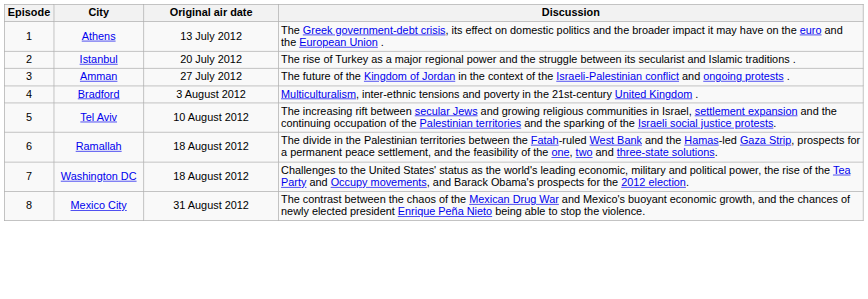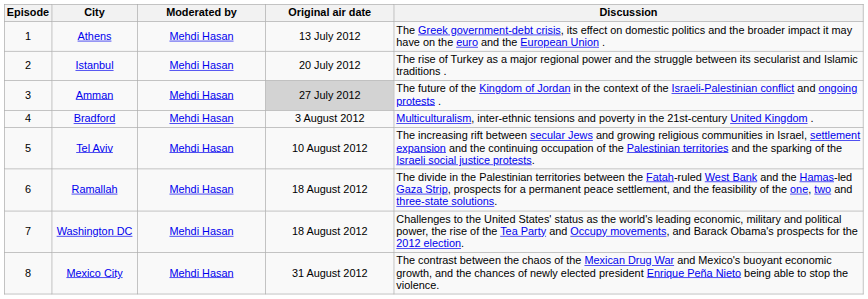+ column: (202, 13)
(211, 77) no background -> (330, 95) lightgrey background
